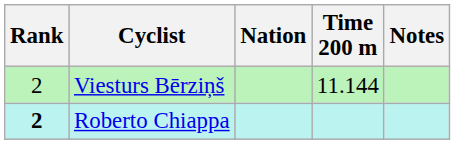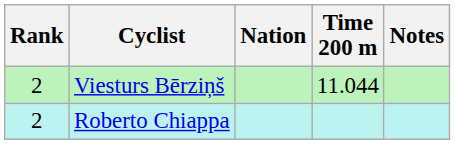(348, 84) 11.144 -> (348, 84) 11.044
(37, 120) bold -> (37, 120) normal
